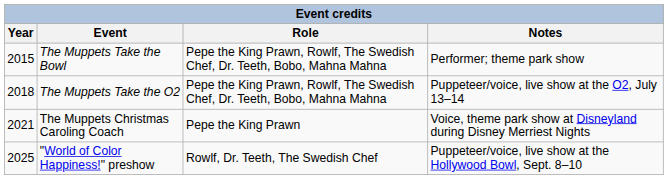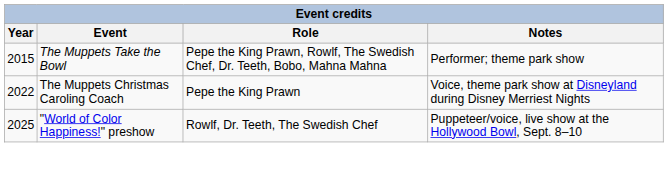- row: (110, 92)
(21, 125) 2021 -> (21, 92) 2022
